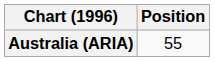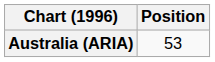(173, 43) 55 -> (173, 43) 53
